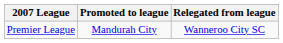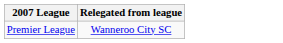- column: (124, 13)
